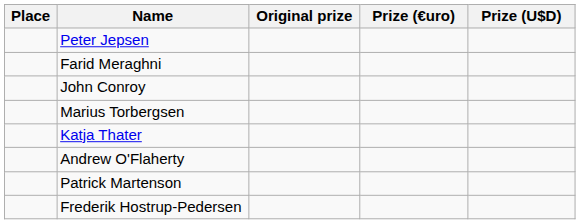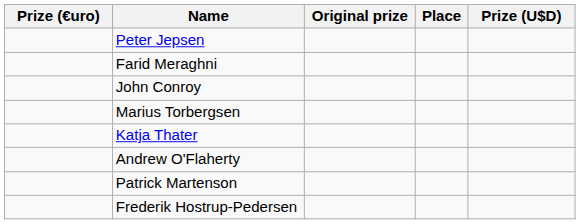columns swapped: (31, 16) <-> (414, 16)
